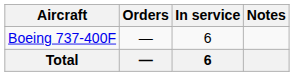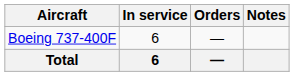columns swapped: (208, 15) <-> (146, 15)
